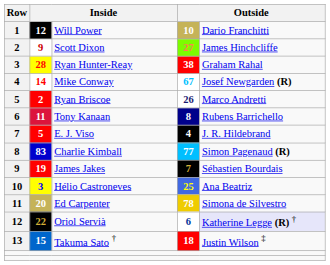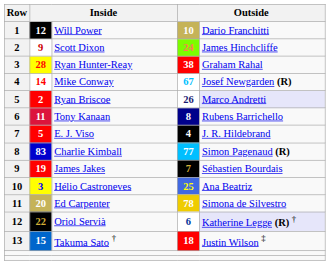(188, 47) 27 -> (188, 47) 24
(234, 99) no background -> (234, 99) lavender background
